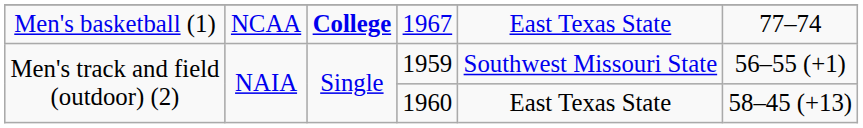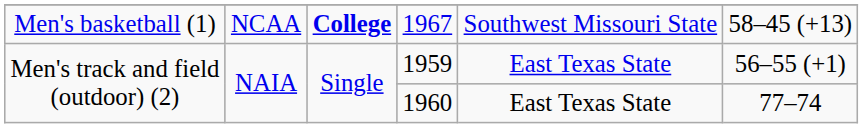(590, 24) East Texas State -> (590, 24) Southwest Missouri State
(790, 24) 77–74 -> (790, 24) 58–45 (+13)
(590, 63) Southwest Missouri State -> (590, 63) East Texas State
(790, 102) 58–45 (+13) -> (790, 102) 77–74
